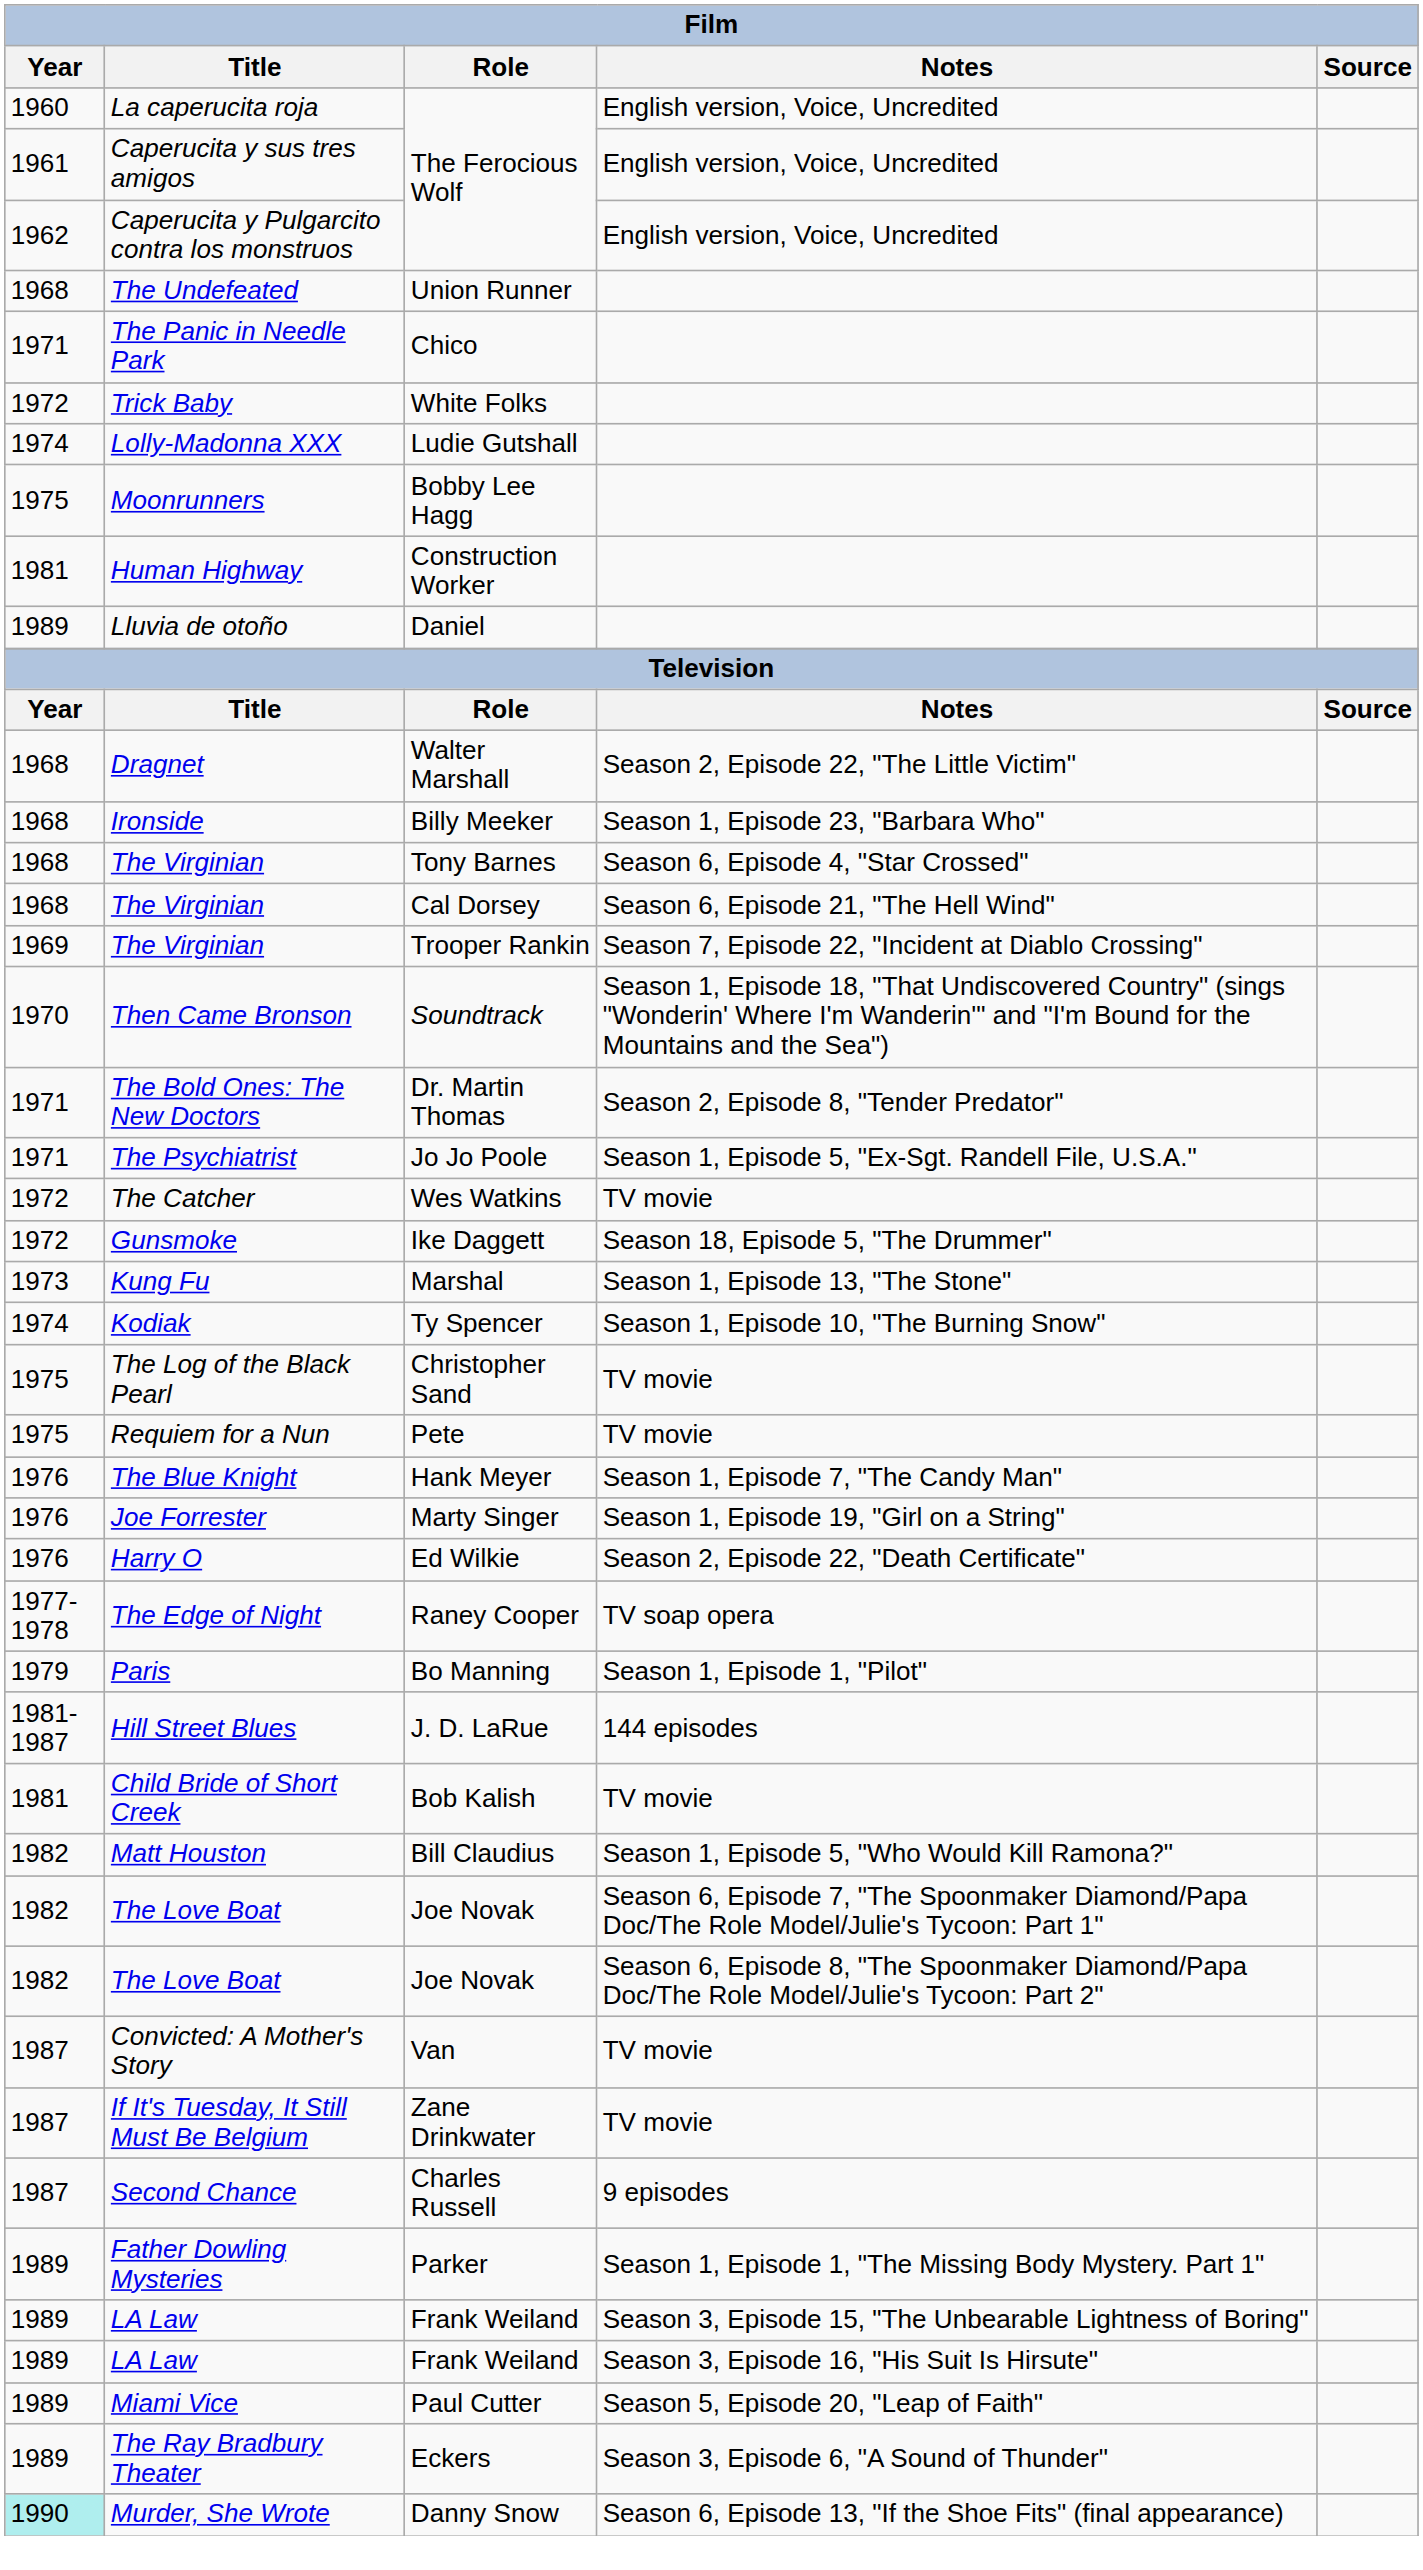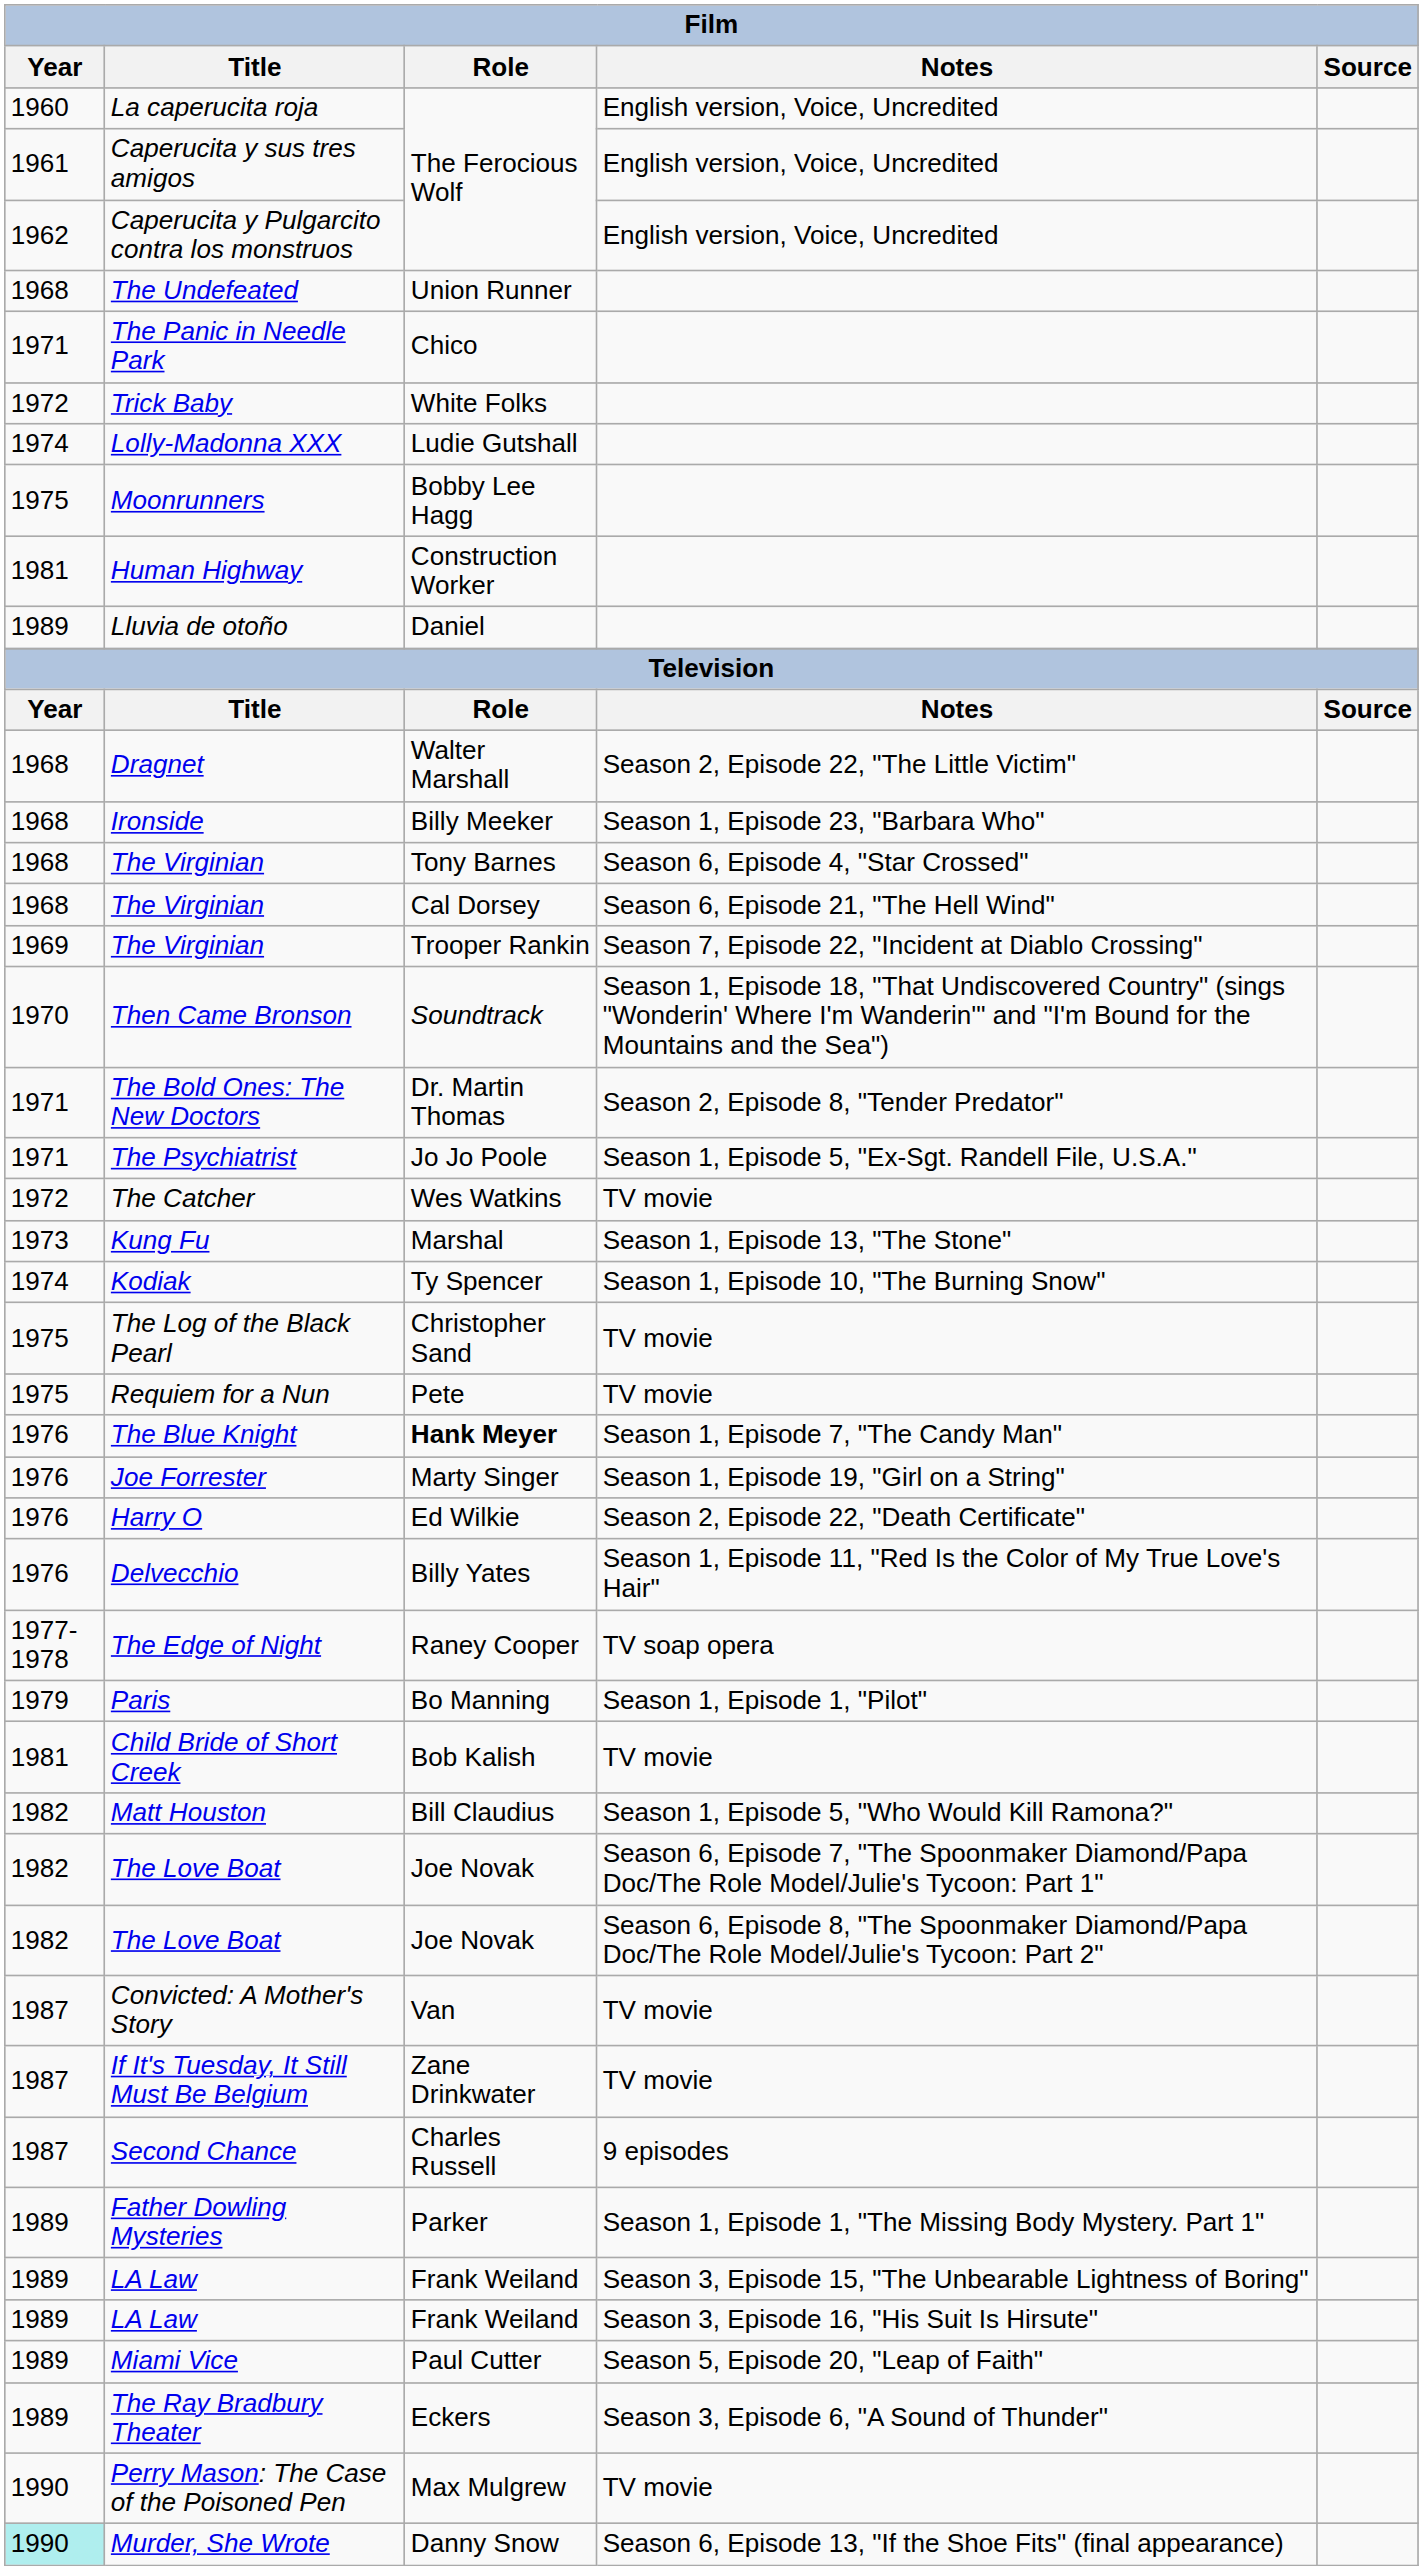- row: (174, 1240)
(481, 1476) normal -> (484, 1435) bold
+ row: (175, 1574)
- row: (204, 1727)
+ row: (249, 2487)
